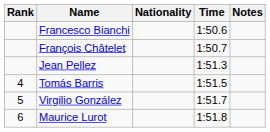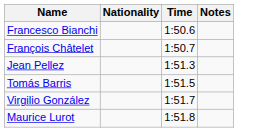- column: (20, 13)
